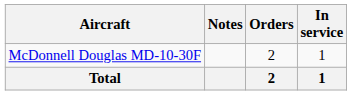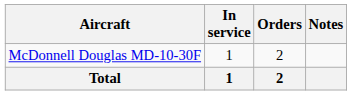columns swapped: (322, 24) <-> (225, 24)
